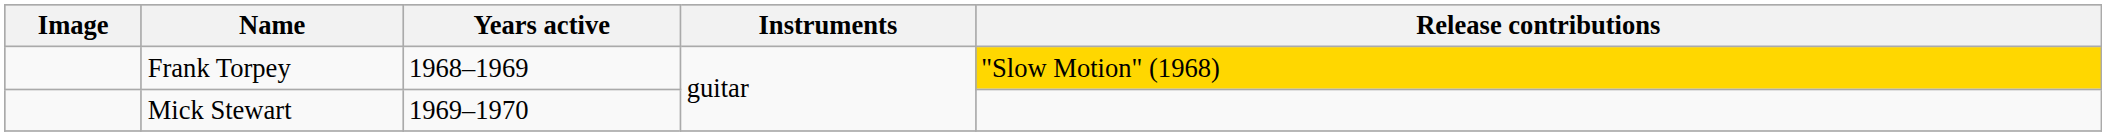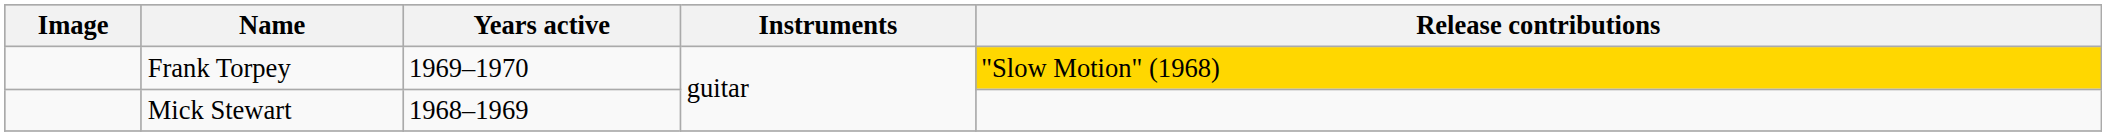(469, 67) 1968–1969 -> (469, 67) 1969–1970
(469, 109) 1969–1970 -> (469, 109) 1968–1969
